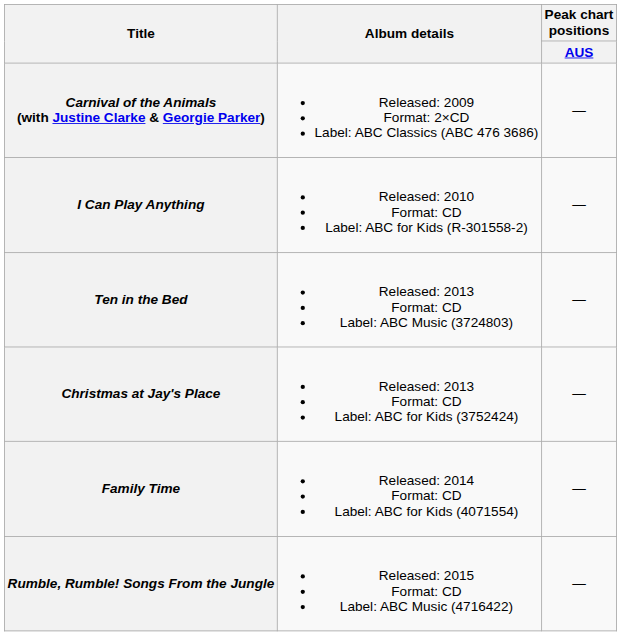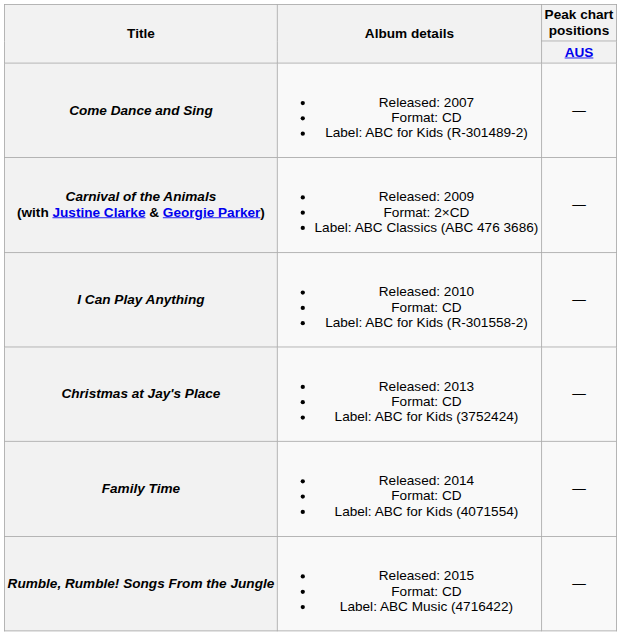+ row: (141, 110)
- row: (141, 299)
